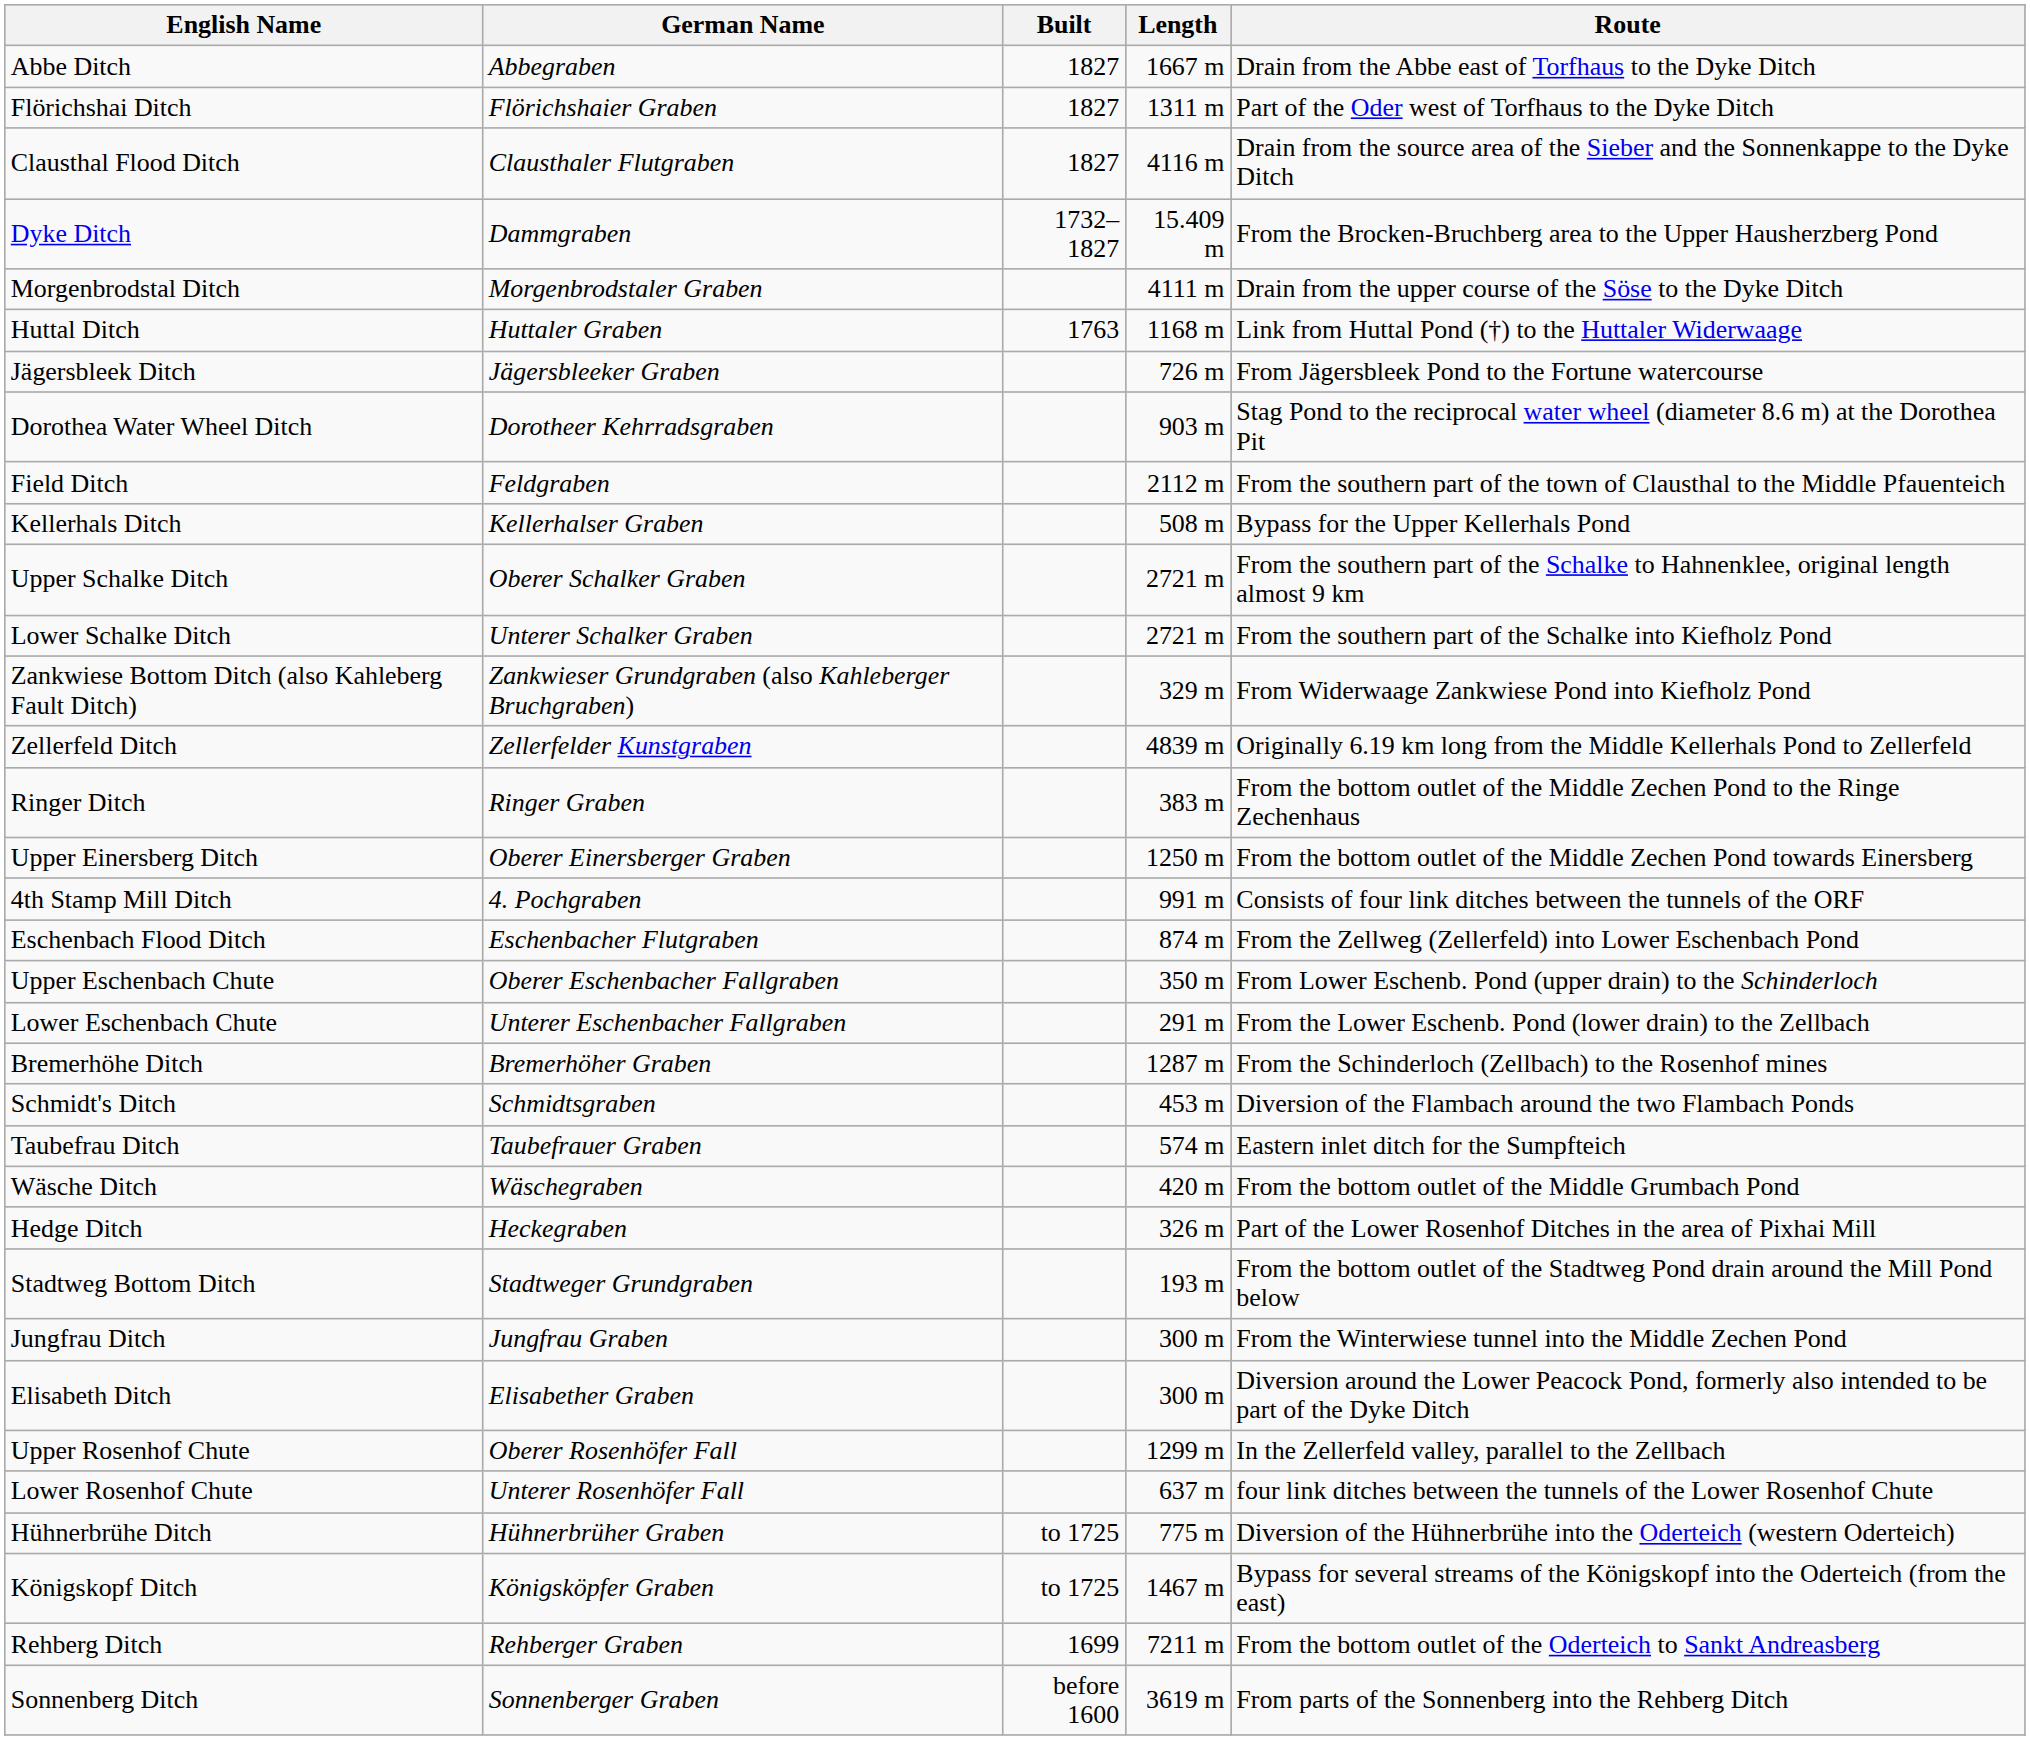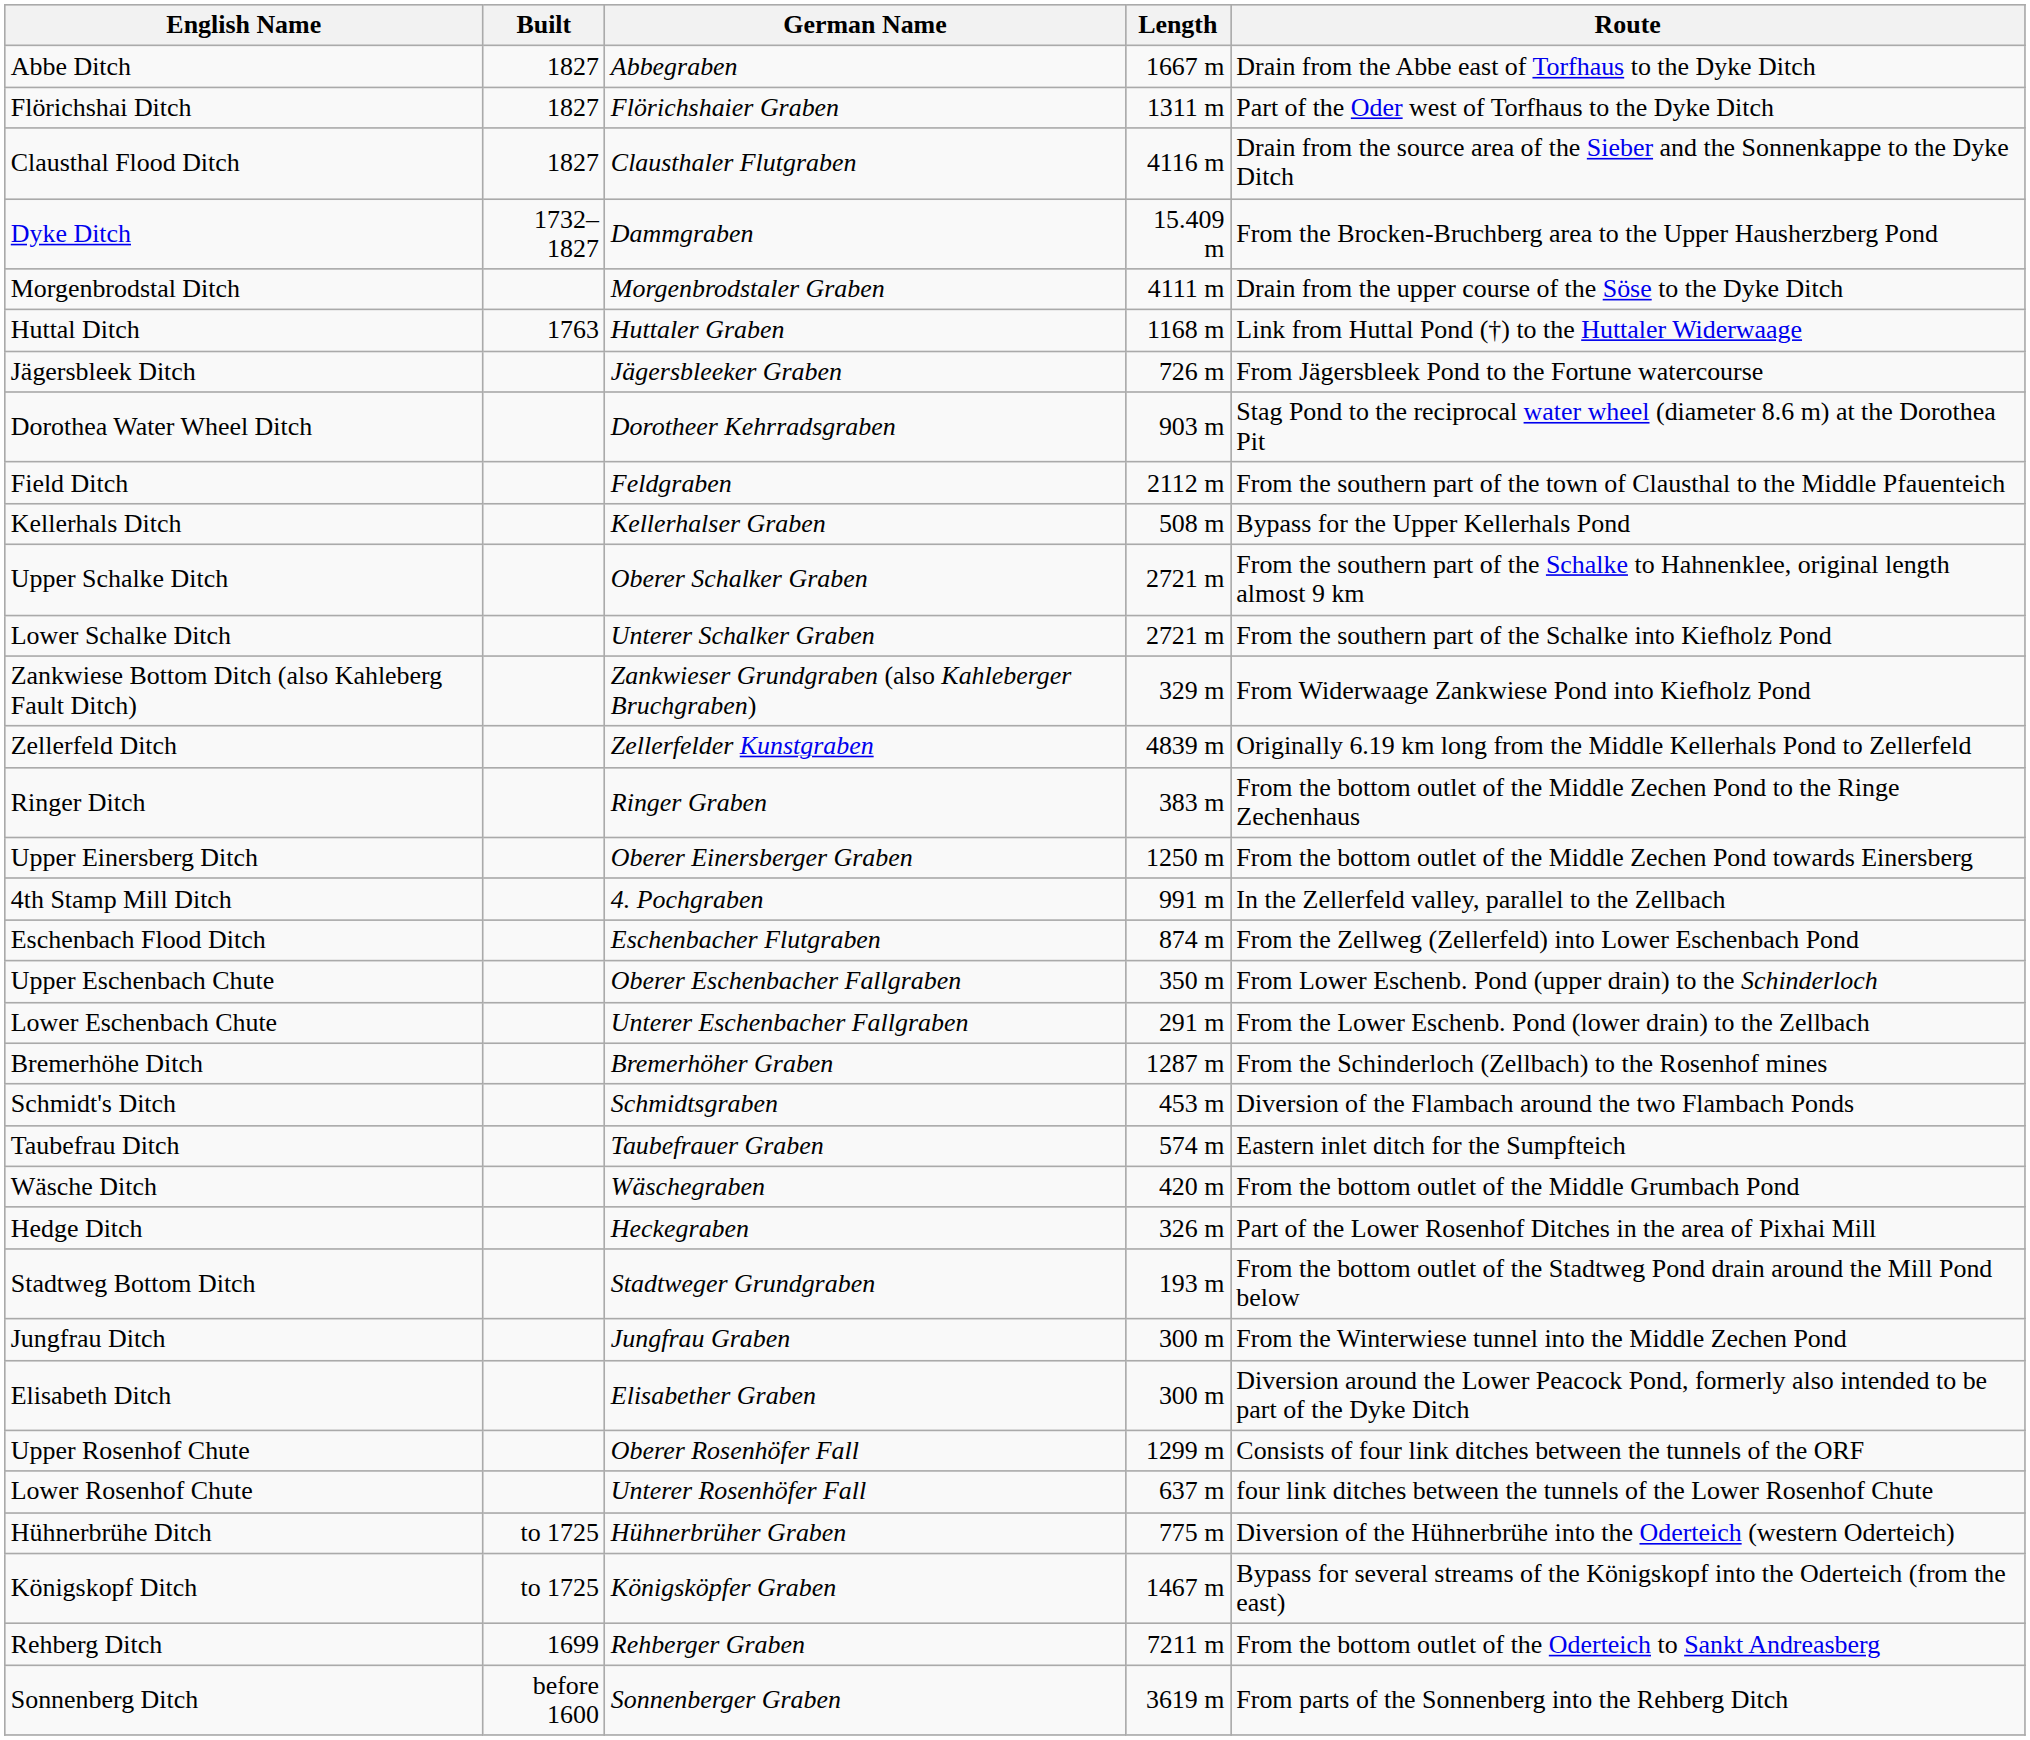columns swapped: (743, 25) <-> (1064, 25)
(1550, 898) Consists of four link ditches between the tunnels of the ORF -> (1481, 898) In the Zellerfeld valley, parallel to the Zellbach
(1481, 1450) In the Zellerfeld valley, parallel to the Zellbach -> (1550, 1450) Consists of four link ditches between the tunnels of the ORF
